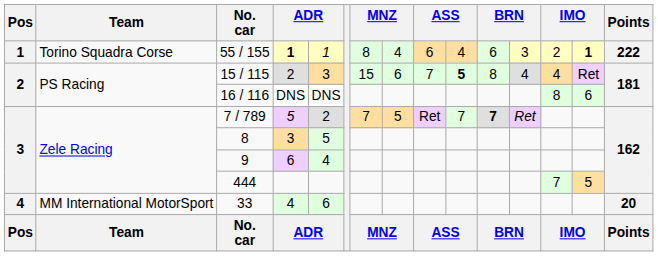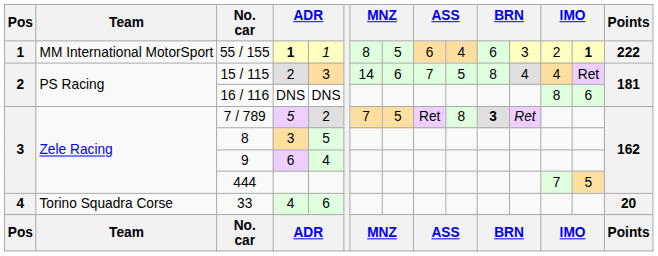(106, 52) Torino Squadra Corse -> (126, 52) MM International MotorSport
(398, 52) 4 -> (398, 52) 5
(366, 73) 15 -> (366, 73) 14
(461, 73) bold -> (461, 73) normal
(461, 117) 7 -> (461, 117) 8
(493, 117) 7 -> (493, 117) 3
(126, 203) MM International MotorSport -> (106, 203) Torino Squadra Corse
